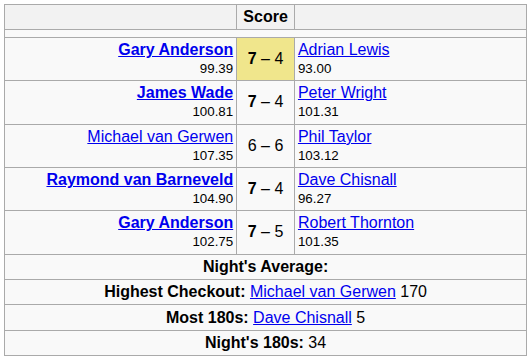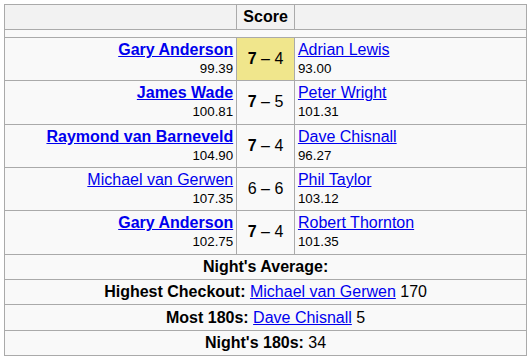(266, 102) 7 – 4 -> (266, 102) 7 – 5
rows swapped: (160, 145) <-> (140, 189)
(266, 232) 7 – 5 -> (266, 232) 7 – 4
